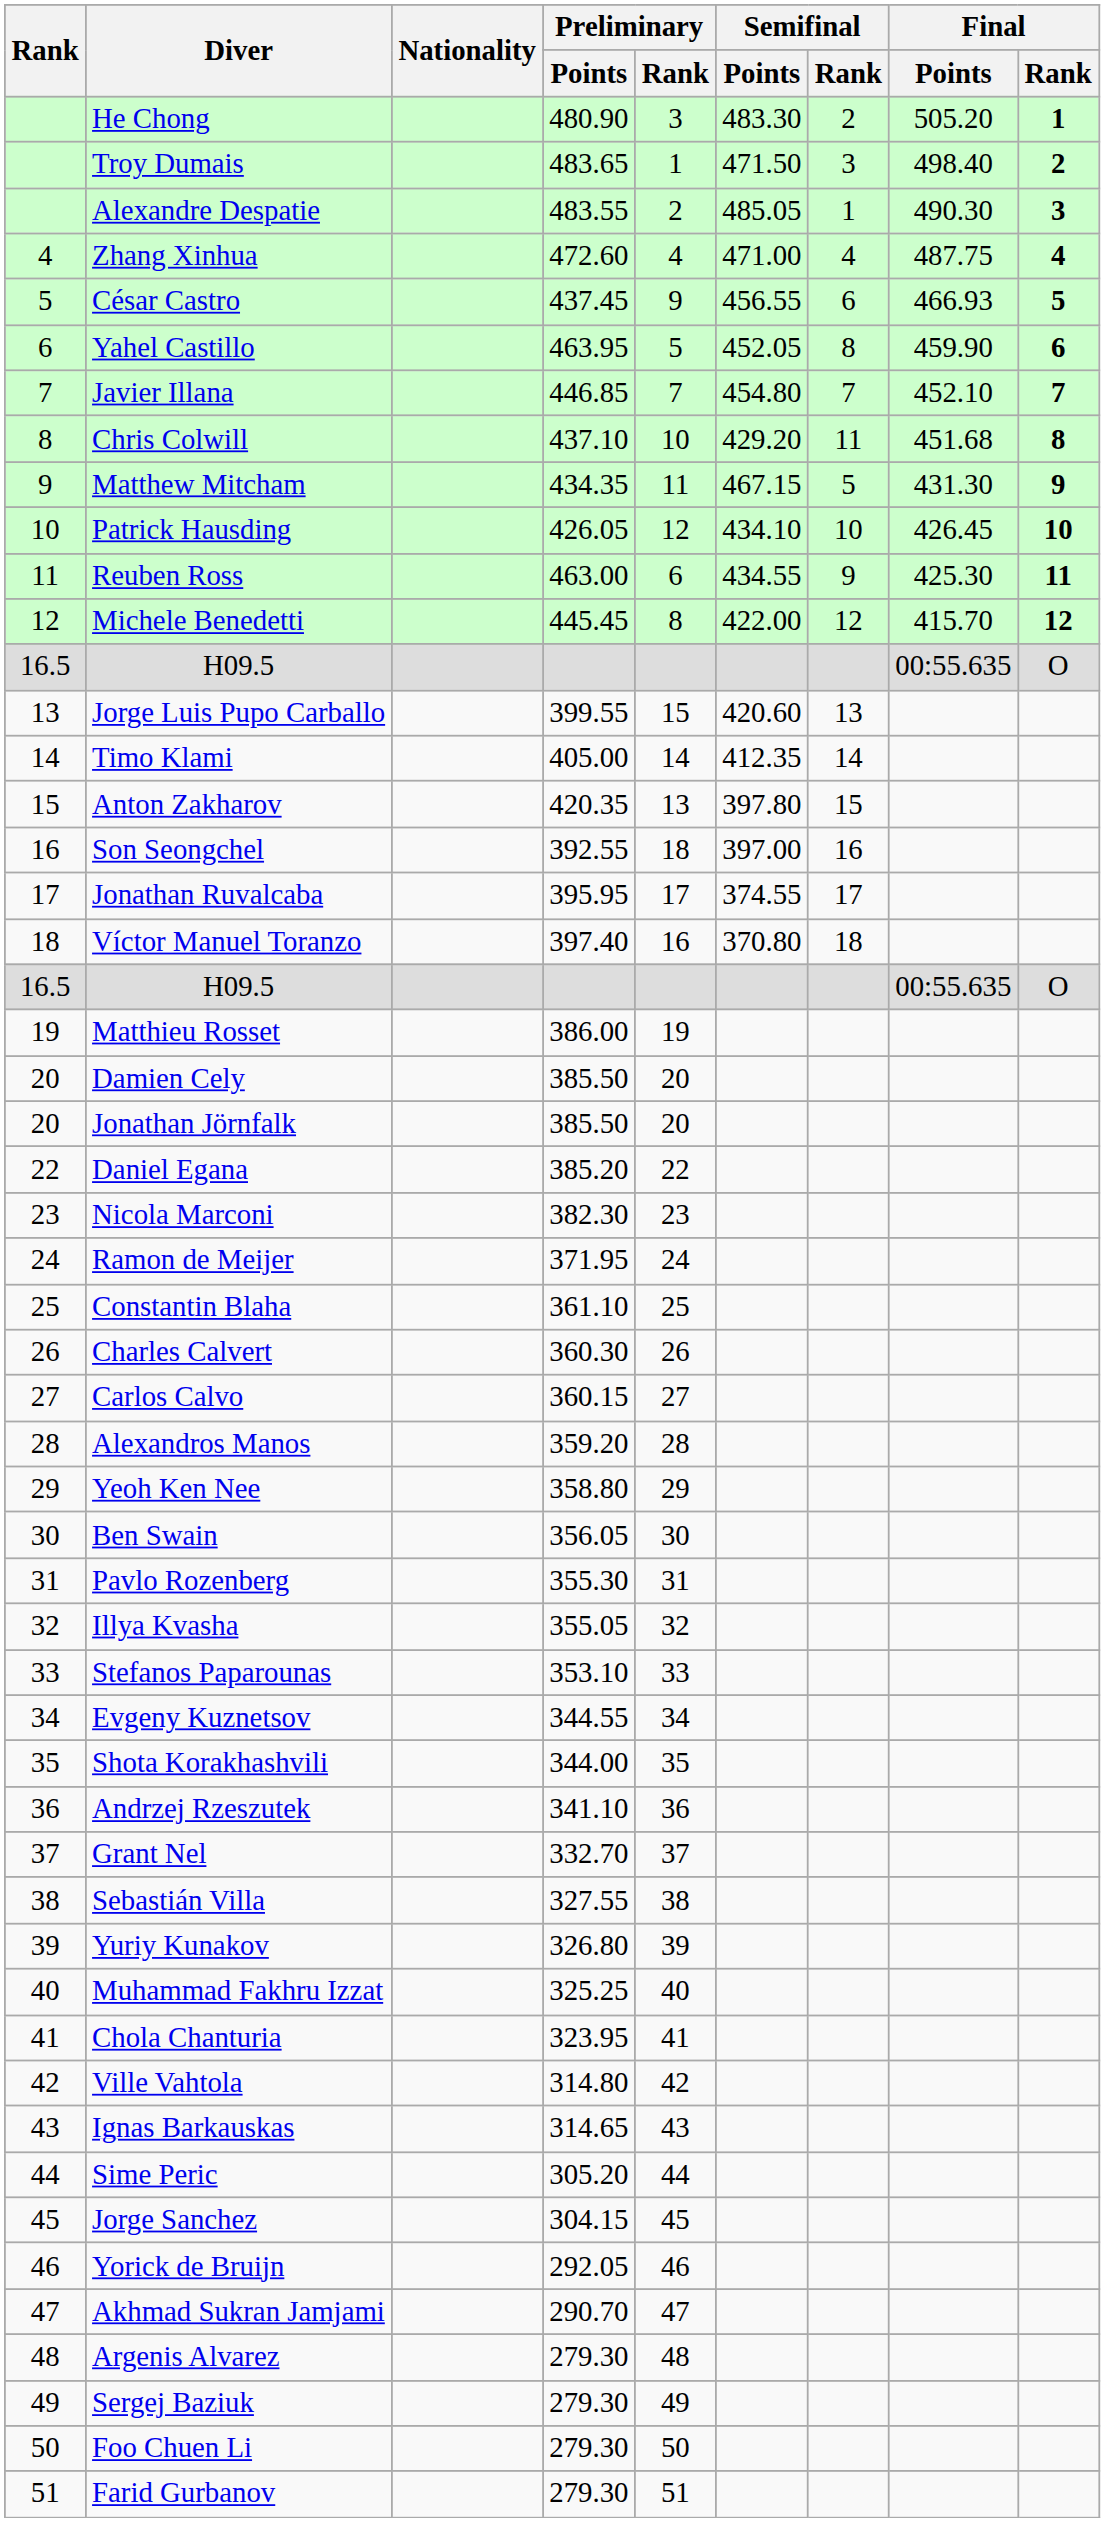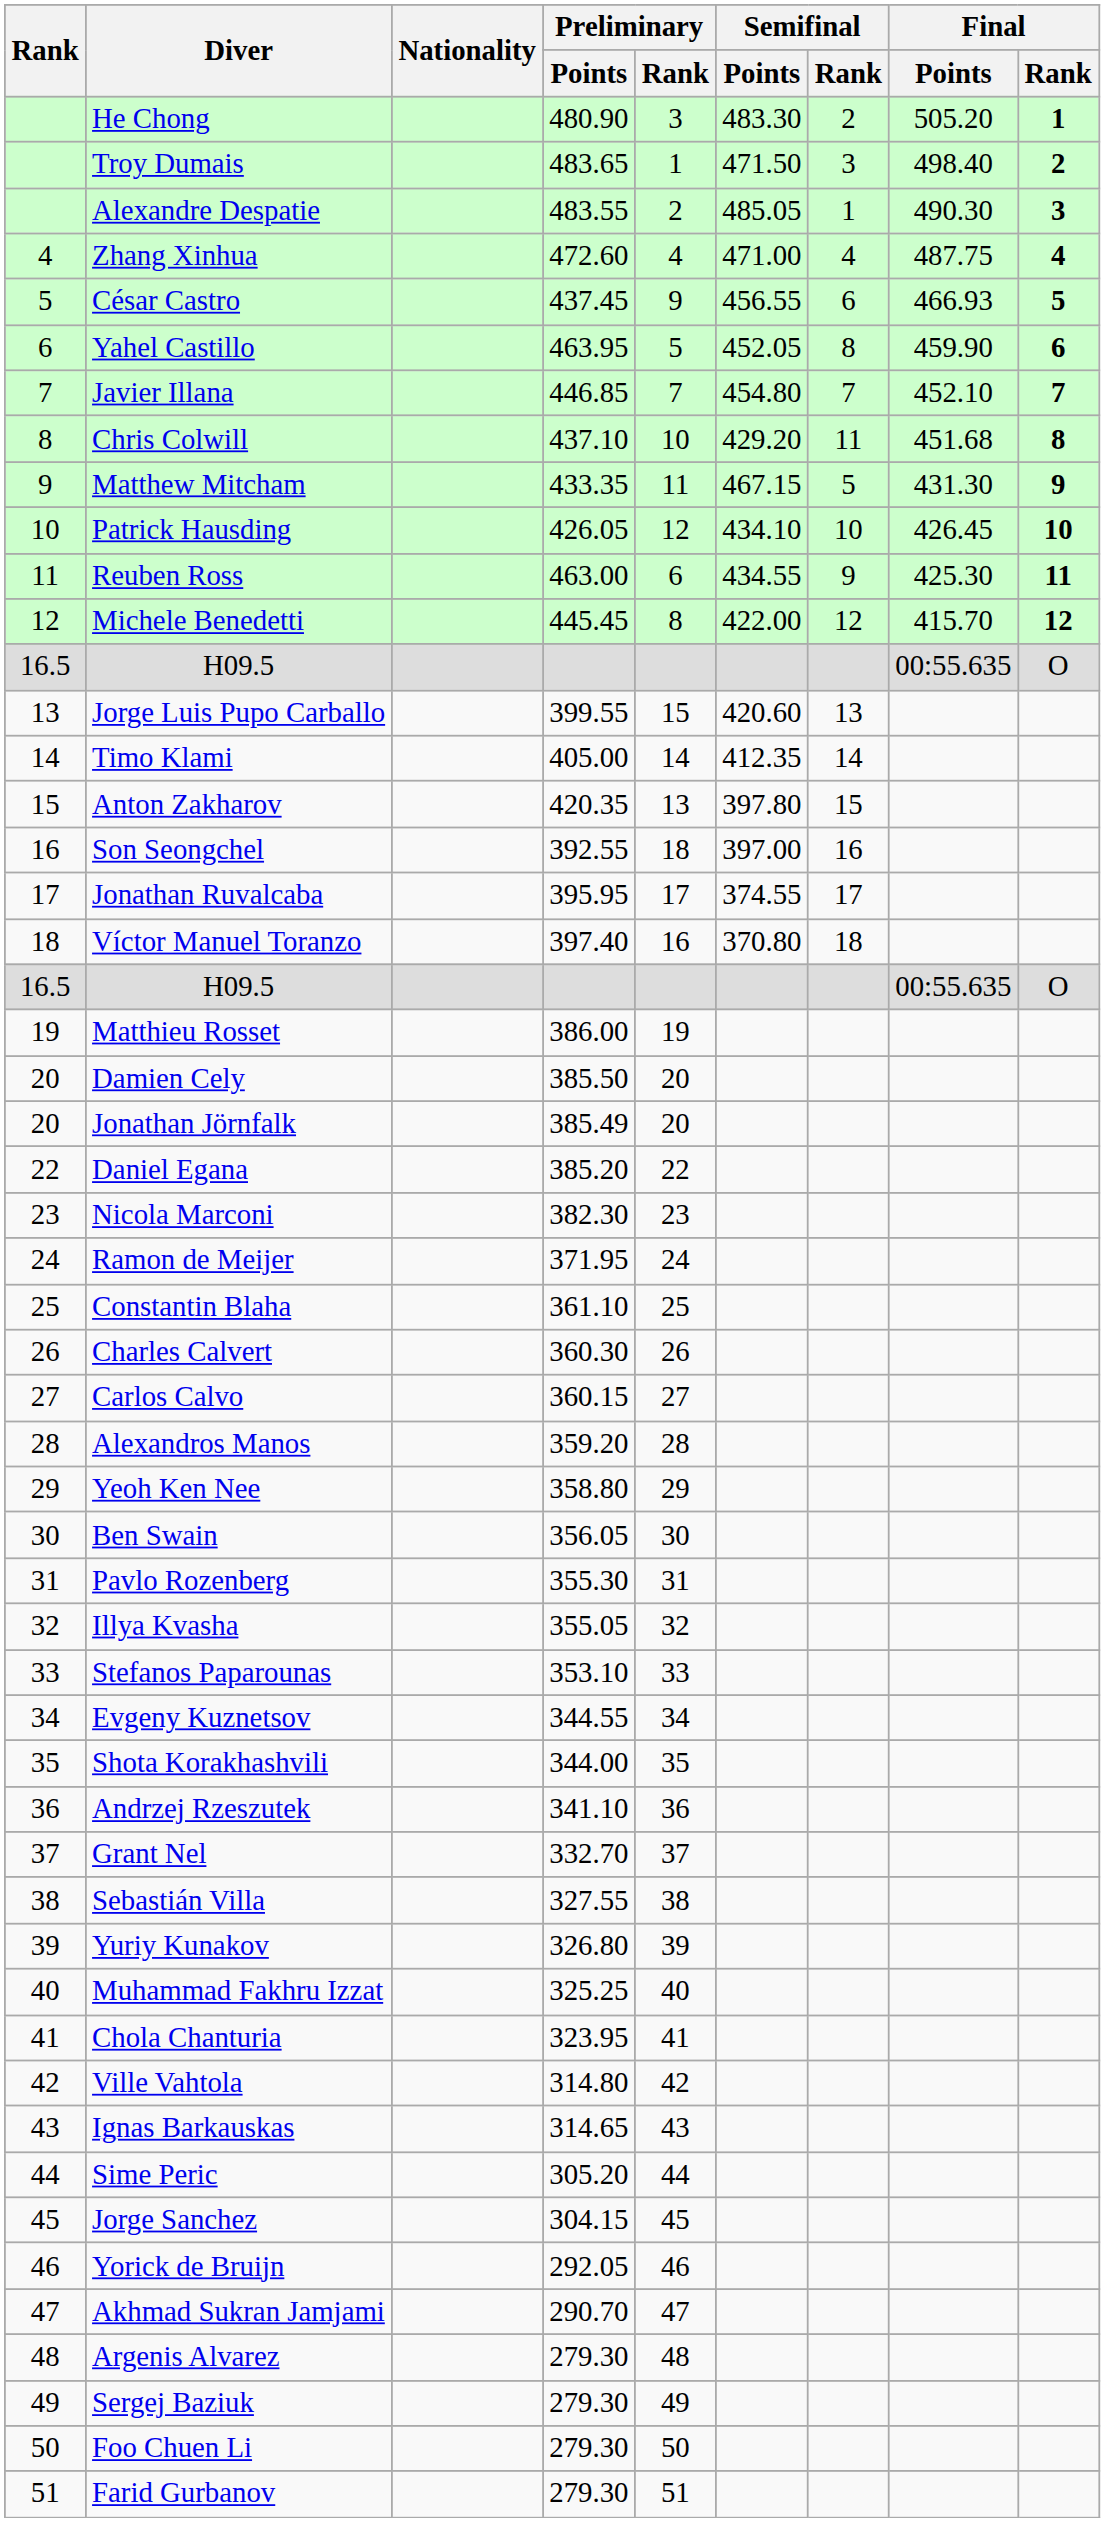(589, 484) 434.35 -> (589, 484) 433.35
(589, 1123) 385.50 -> (589, 1123) 385.49
